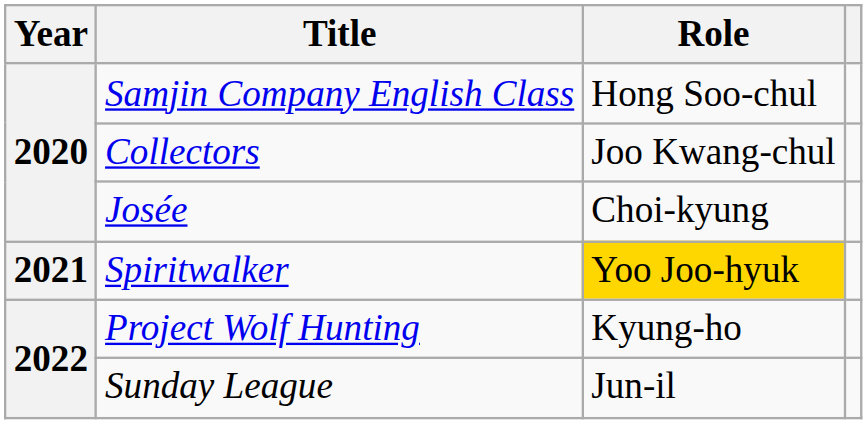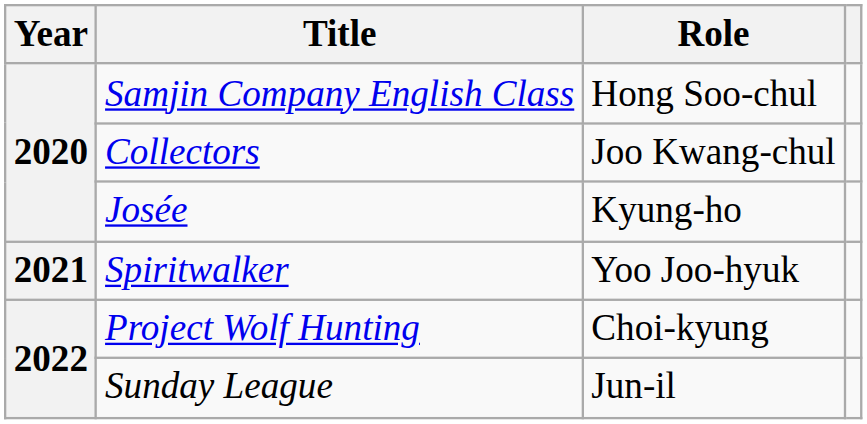(680, 210) Choi-kyung -> (667, 210) Kyung-ho
(695, 269) gold background -> (695, 269) no background
(667, 328) Kyung-ho -> (680, 328) Choi-kyung
